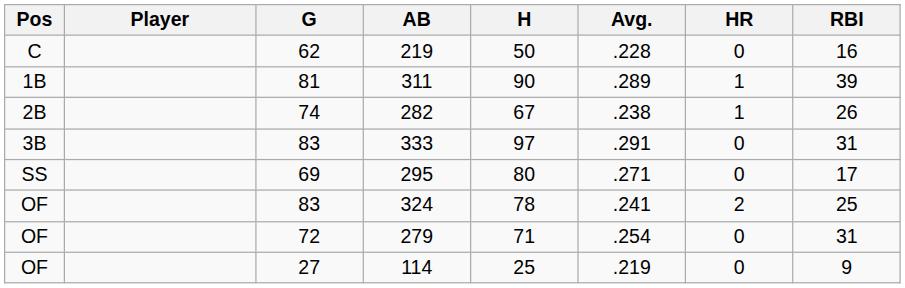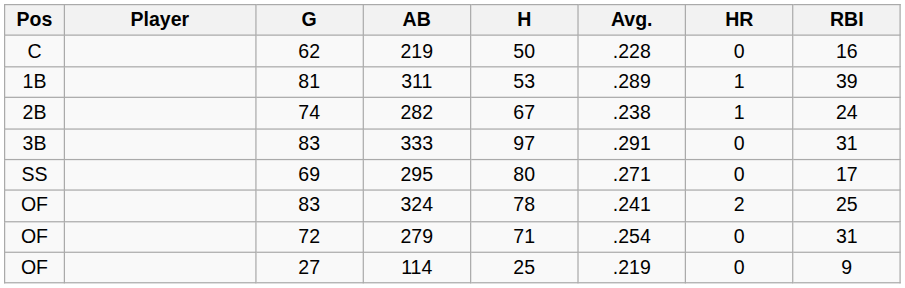(524, 81) 90 -> (524, 81) 53
(847, 112) 26 -> (847, 112) 24
